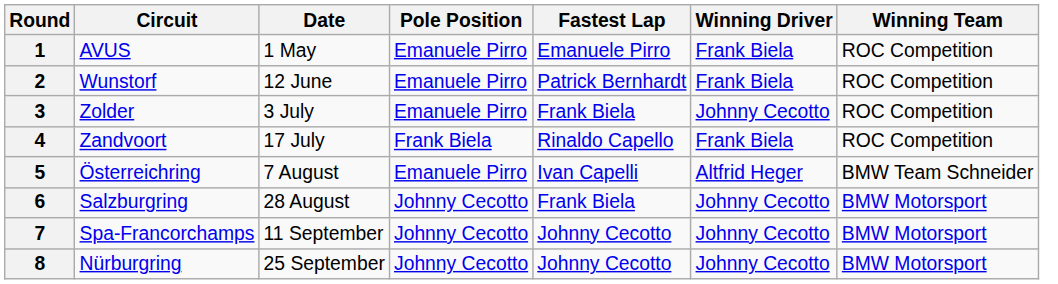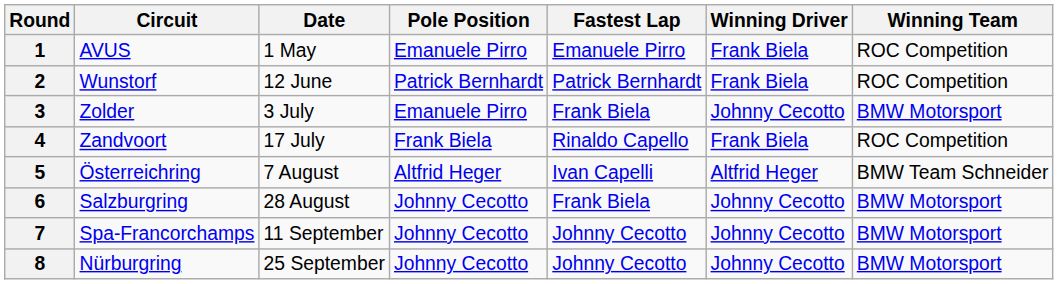(461, 80) Emanuele Pirro -> (469, 80) Patrick Bernhardt
(917, 111) ROC Competition -> (929, 111) BMW Motorsport
(461, 172) Emanuele Pirro -> (448, 172) Altfrid Heger
